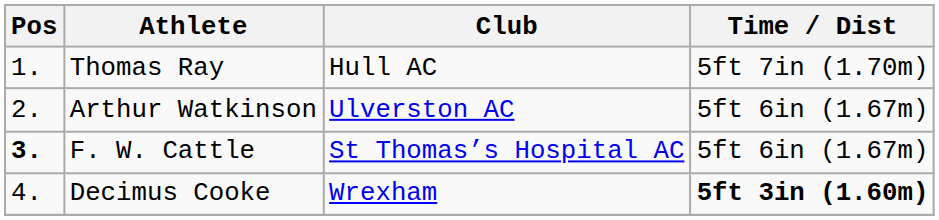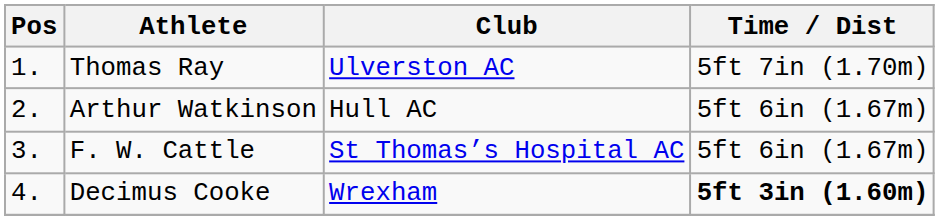(383, 68) Hull AC -> (422, 68) Ulverston AC
(422, 110) Ulverston AC -> (383, 110) Hull AC
(27, 152) bold -> (27, 152) normal
